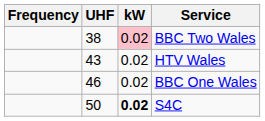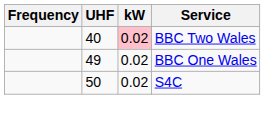(93, 37) 38 -> (93, 37) 40
- row: (190, 60)
(93, 82) 46 -> (93, 60) 49
(135, 104) bold -> (135, 82) normal
